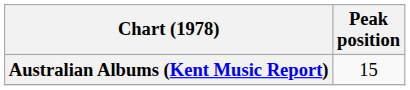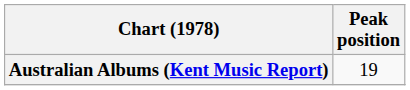(369, 69) 15 -> (369, 69) 19
